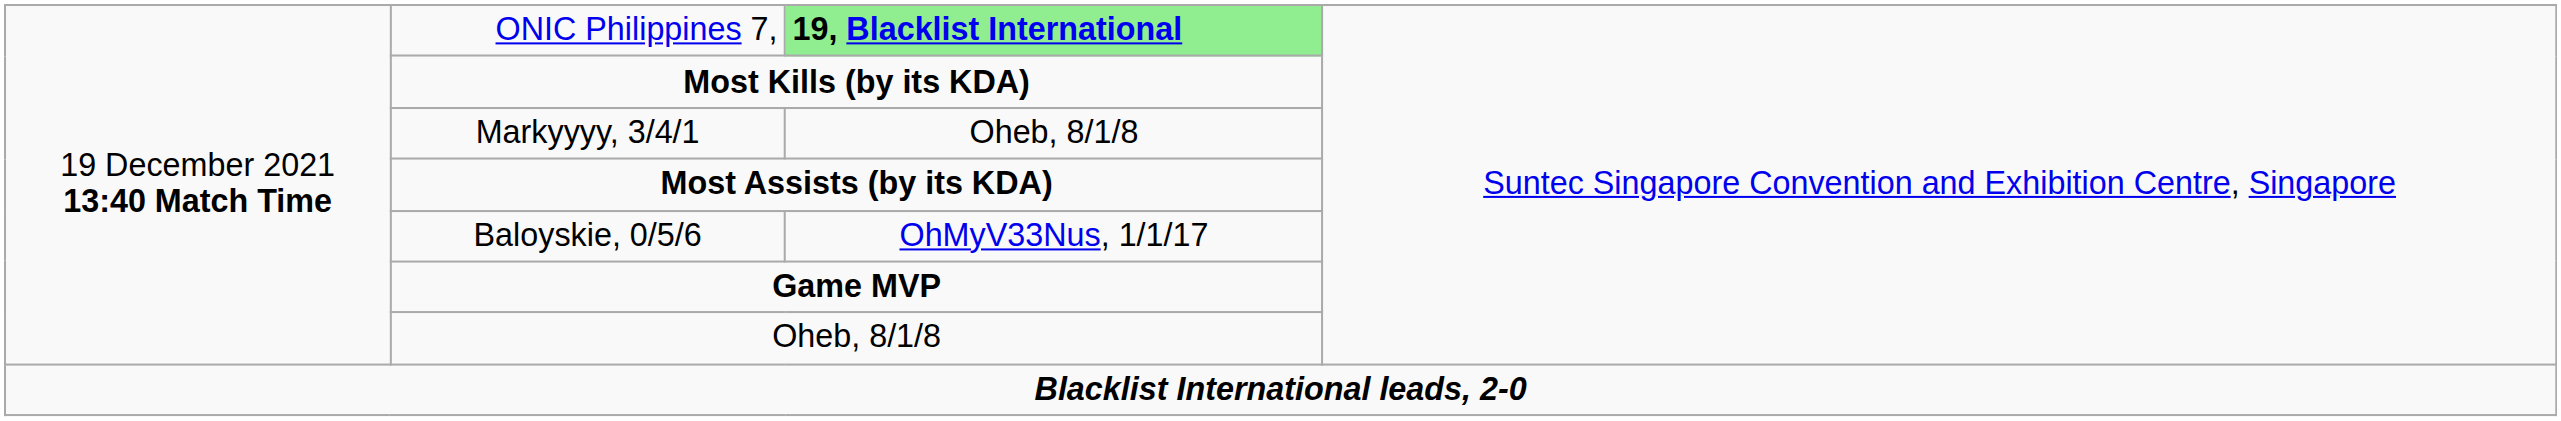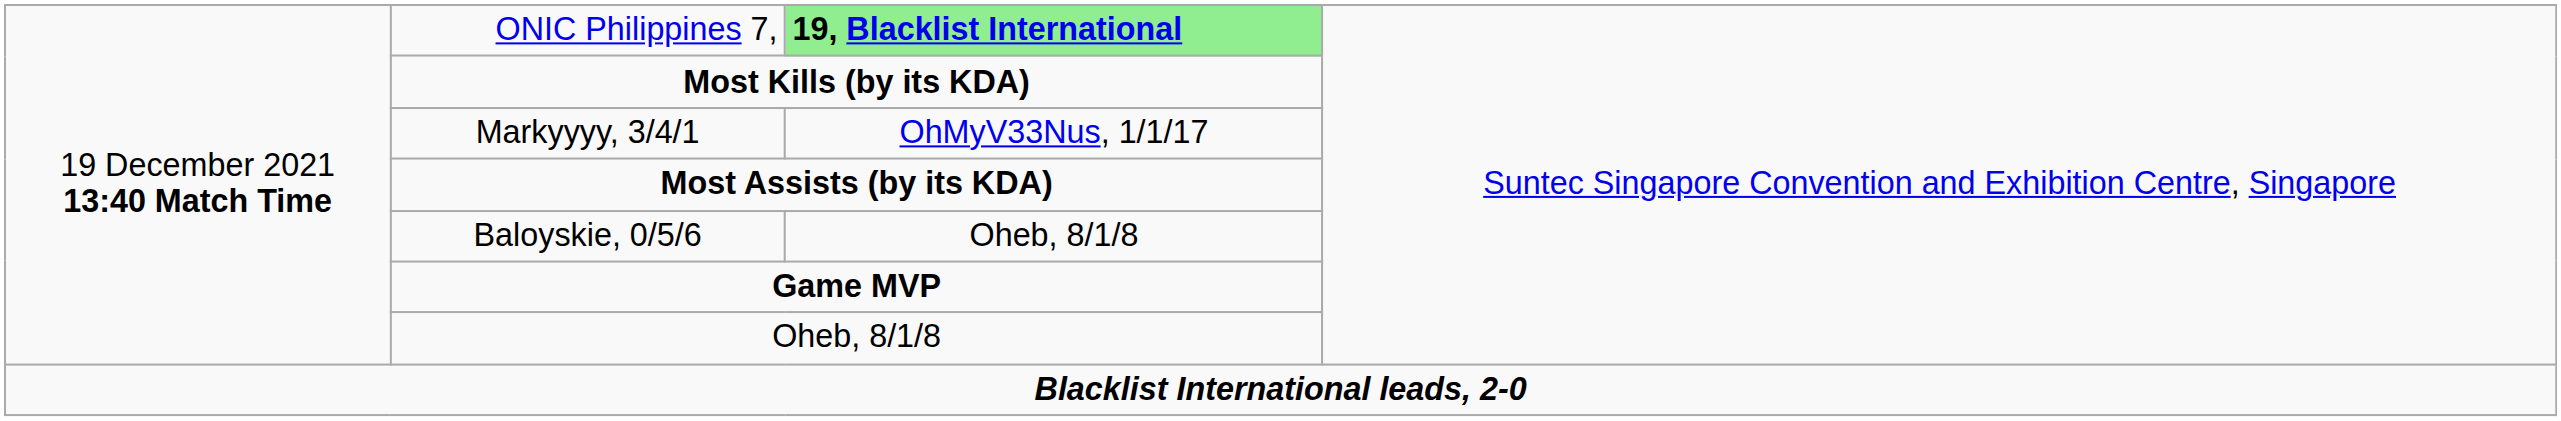(1054, 132) Oheb, 8/1/8 -> (1054, 132) OhMyV33Nus, 1/1/17
(1054, 235) OhMyV33Nus, 1/1/17 -> (1054, 235) Oheb, 8/1/8
